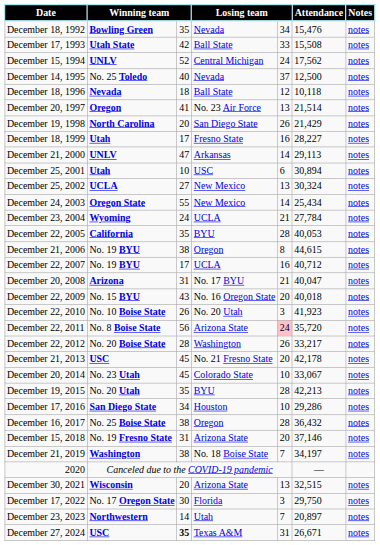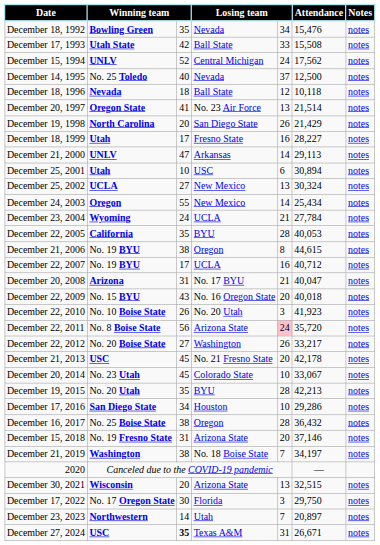(105, 108) Oregon -> (117, 108) Oregon State
(117, 202) Oregon State -> (105, 202) Oregon
(184, 343) 28 -> (184, 343) 27
